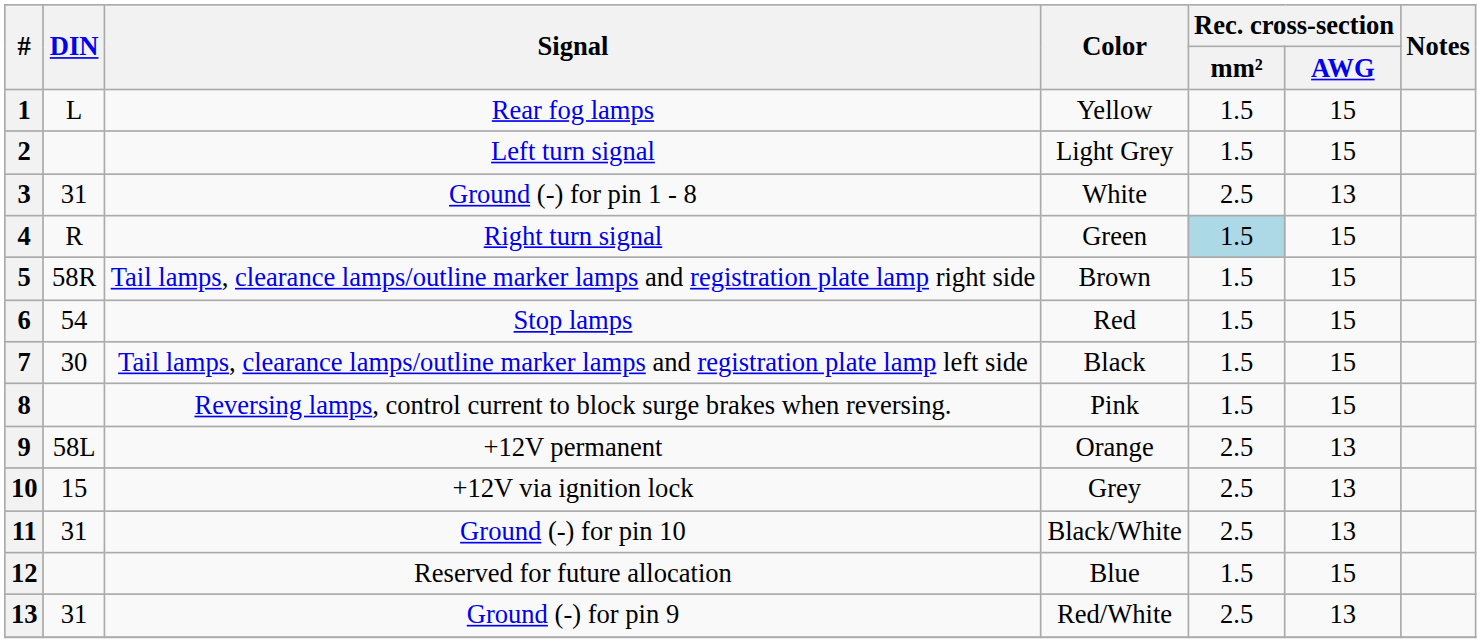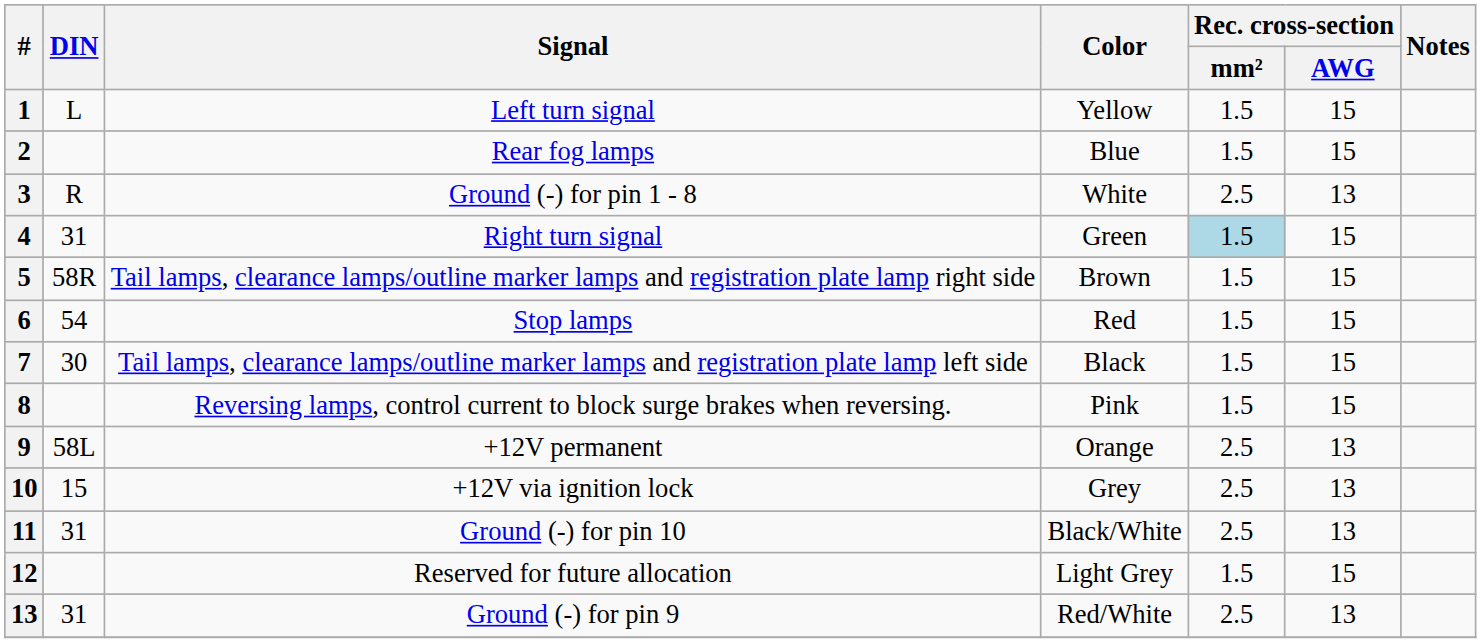(573, 109) Rear fog lamps -> (573, 109) Left turn signal
(573, 151) Left turn signal -> (573, 151) Rear fog lamps
(1115, 151) Light Grey -> (1115, 151) Blue
(74, 194) 31 -> (74, 194) R
(74, 236) R -> (74, 236) 31
(1115, 573) Blue -> (1115, 573) Light Grey
